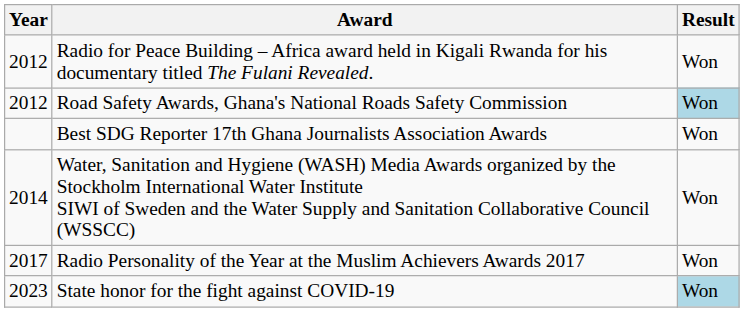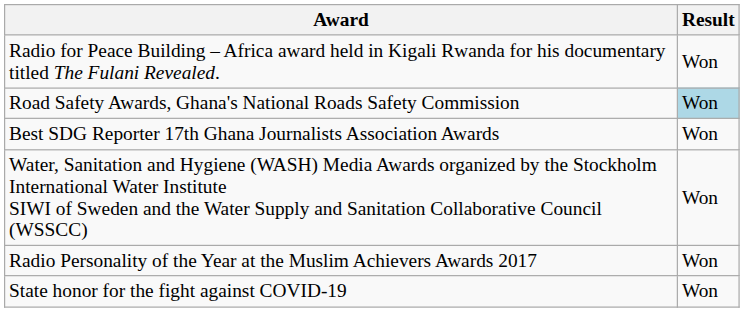- column: (28, 19)
(700, 291) lightblue background -> (700, 291) no background
